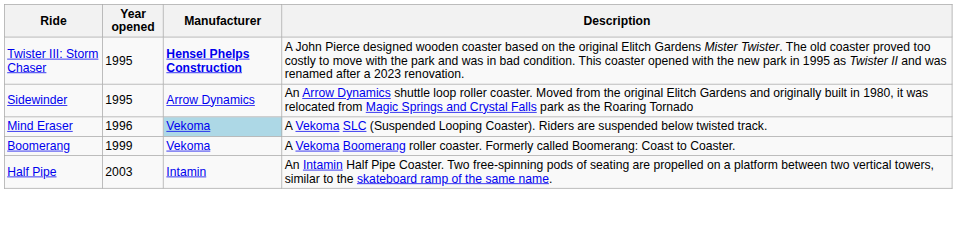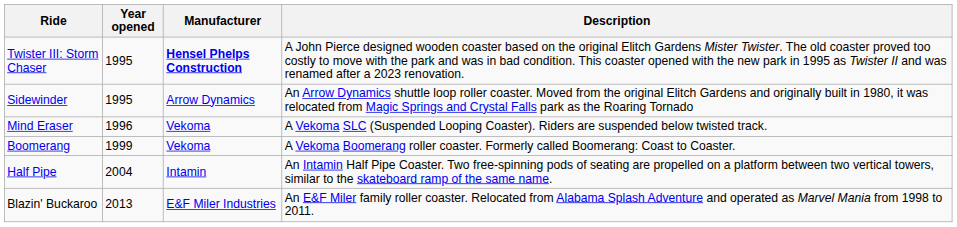(188, 126) lightblue background -> (188, 126) no background
(119, 172) 2003 -> (119, 172) 2004
+ row: (52, 205)
